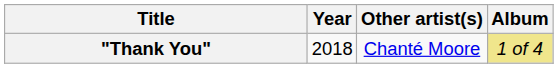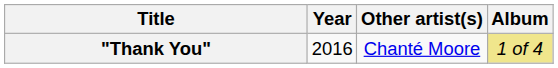(332, 48) 2018 -> (332, 48) 2016
